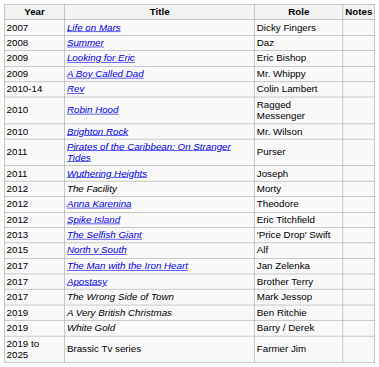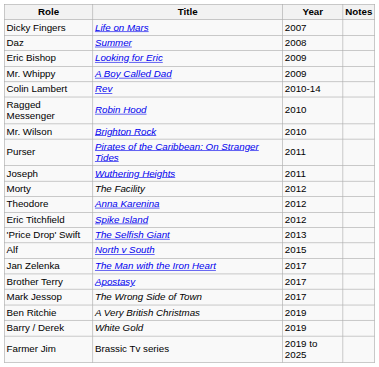columns swapped: (34, 12) <-> (299, 12)
